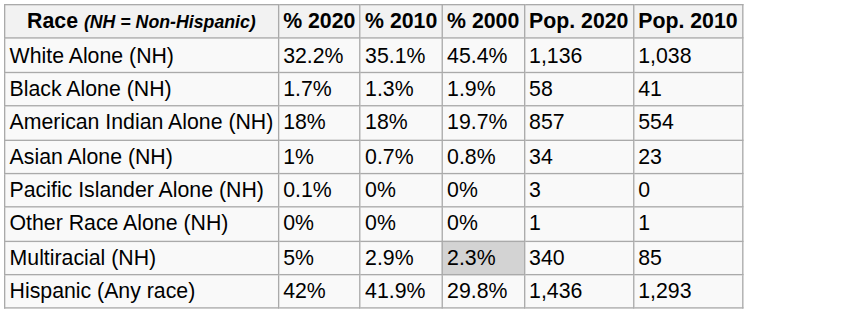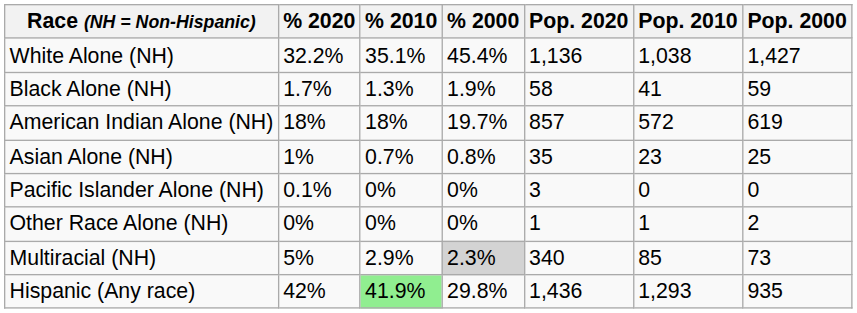+ column: (797, 21)
(656, 122) 554 -> (656, 122) 572
(541, 156) 34 -> (541, 156) 35
(395, 291) no background -> (395, 291) lightgreen background
